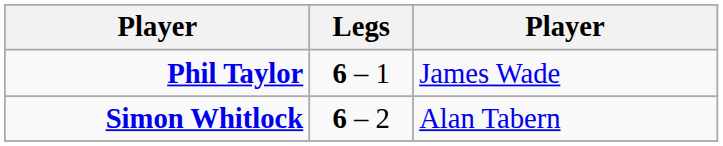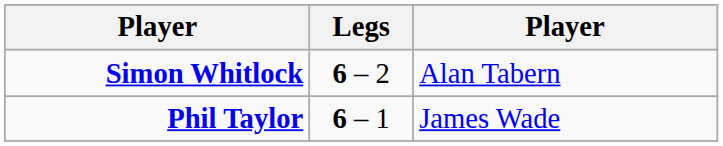rows swapped: (204, 118) <-> (235, 72)
